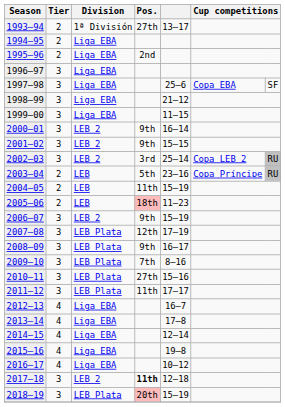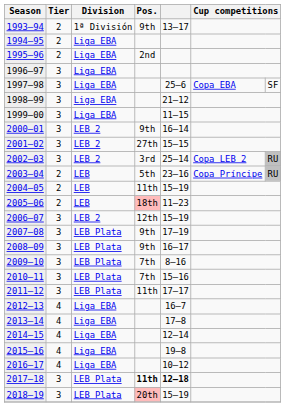(147, 27) 27th -> (147, 27) 9th
(147, 144) 9th -> (147, 144) 27th
(147, 218) 9th -> (147, 218) 12th
(147, 233) 12th -> (147, 233) 9th
(147, 277) 27th -> (147, 277) 7th
(87, 380) LEB 2 -> (98, 380) LEB Plata
(176, 380) normal -> (176, 380) bold
